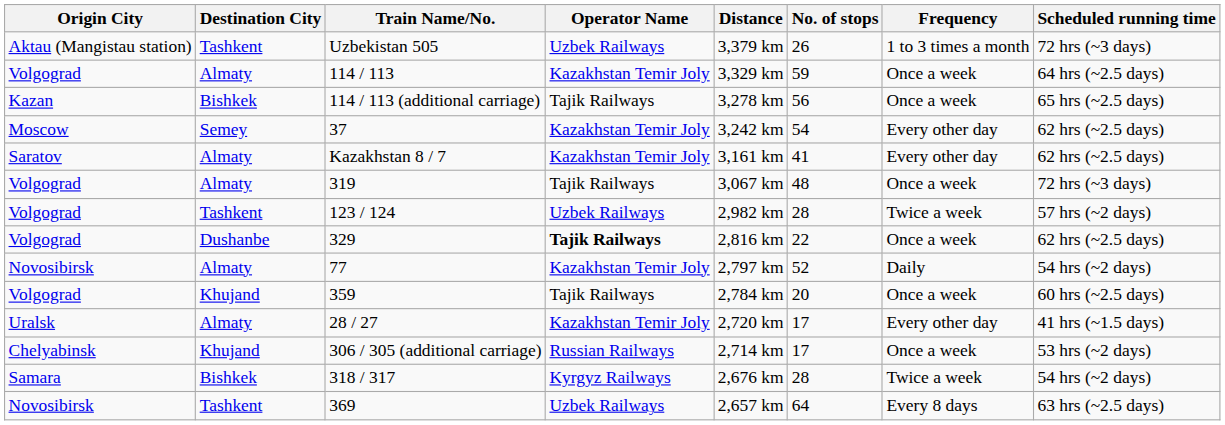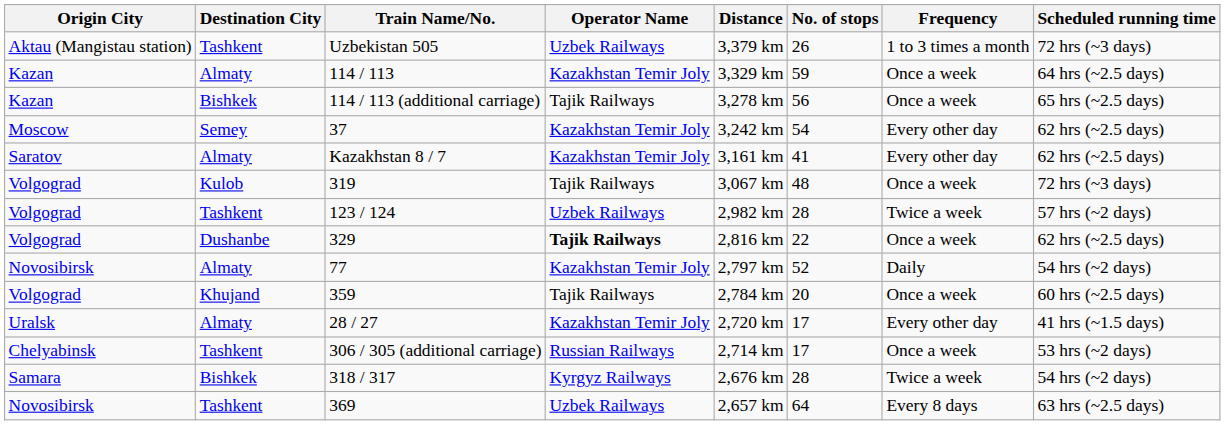(45, 73) Volgograd -> (31, 73) Kazan
(226, 184) Almaty -> (222, 184) Kulob
(230, 350) Khujand -> (231, 350) Tashkent
